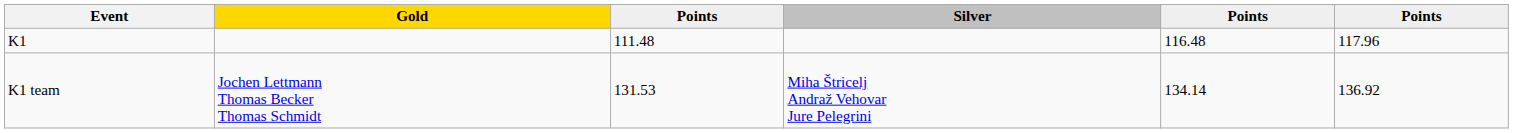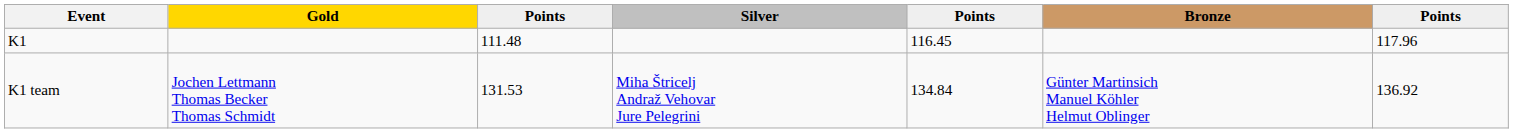+ column: (1208, 16)
(1185, 40) 116.48 -> (931, 40) 116.45
(1185, 90) 134.14 -> (931, 90) 134.84
